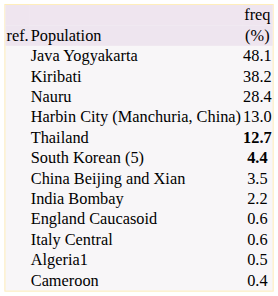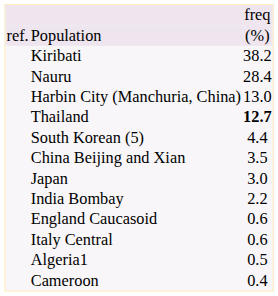- row: (84, 56)
(257, 158) bold -> (257, 137) normal
+ row: (49, 178)
